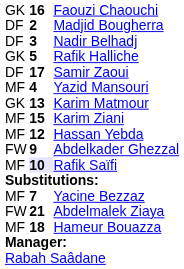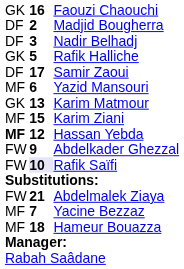(33, 87) 4 -> (33, 87) 6
(15, 134) normal -> (15, 134) bold
(15, 165) MF -> (16, 165) FW
rows swapped: (99, 196) <-> (109, 212)
